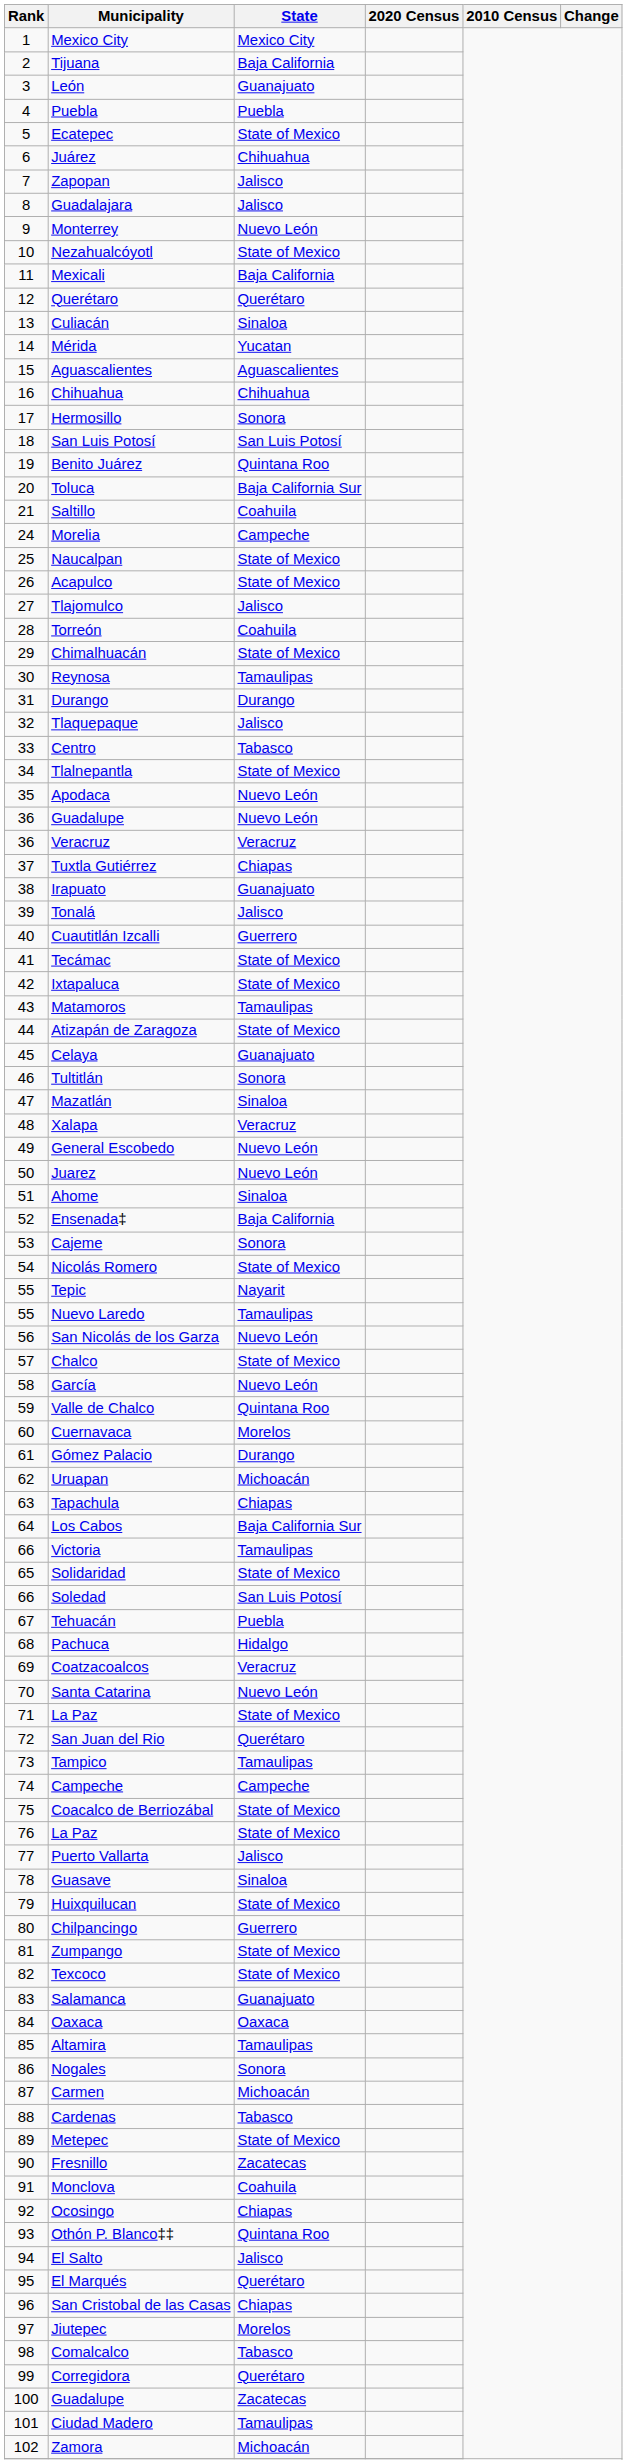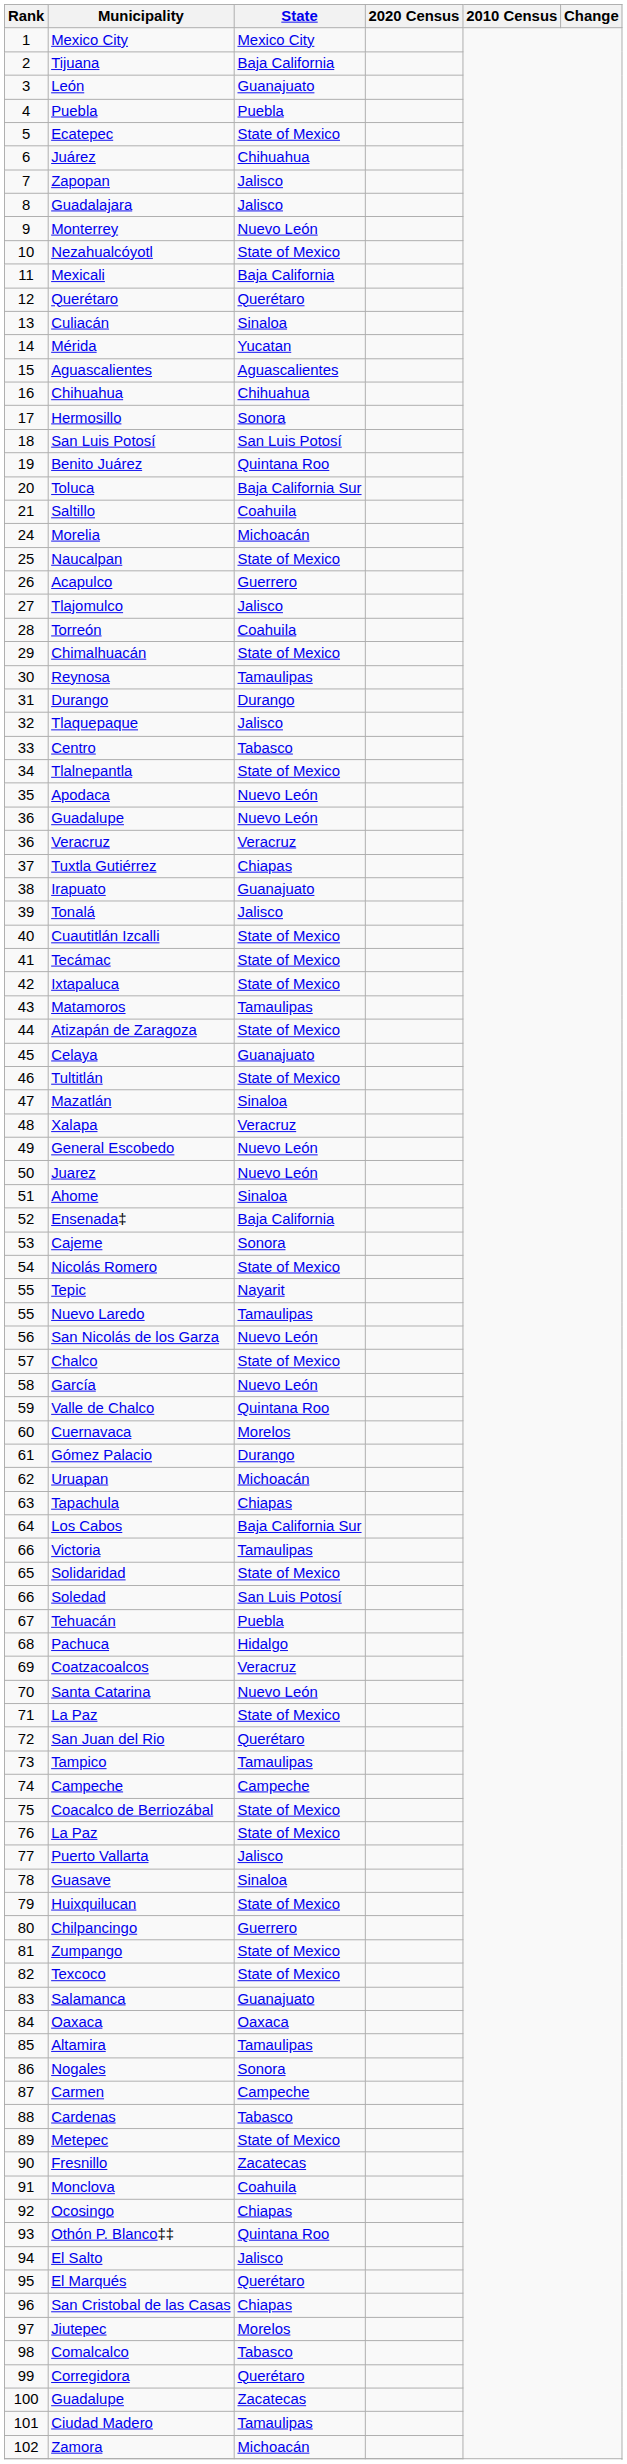(273, 535) Campeche -> (273, 535) Michoacán
(289, 582) State of Mexico -> (267, 582) Guerrero
(267, 936) Guerrero -> (289, 936) State of Mexico
(261, 1078) Sonora -> (289, 1078) State of Mexico
(273, 2092) Michoacán -> (273, 2092) Campeche
